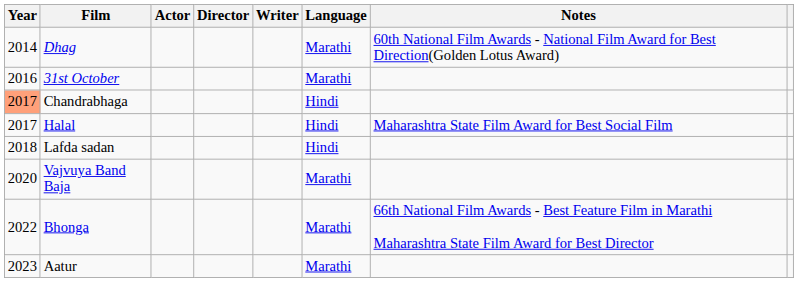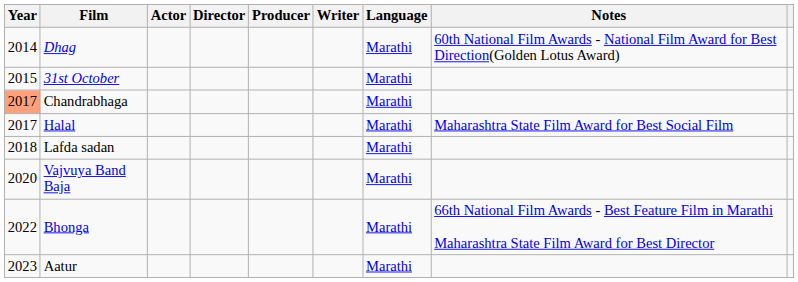+ column: (281, 16)
(22, 78) 2016 -> (22, 78) 2015
(322, 101) Hindi -> (389, 101) Marathi
(322, 124) Hindi -> (389, 124) Marathi
(322, 147) Hindi -> (389, 147) Marathi
